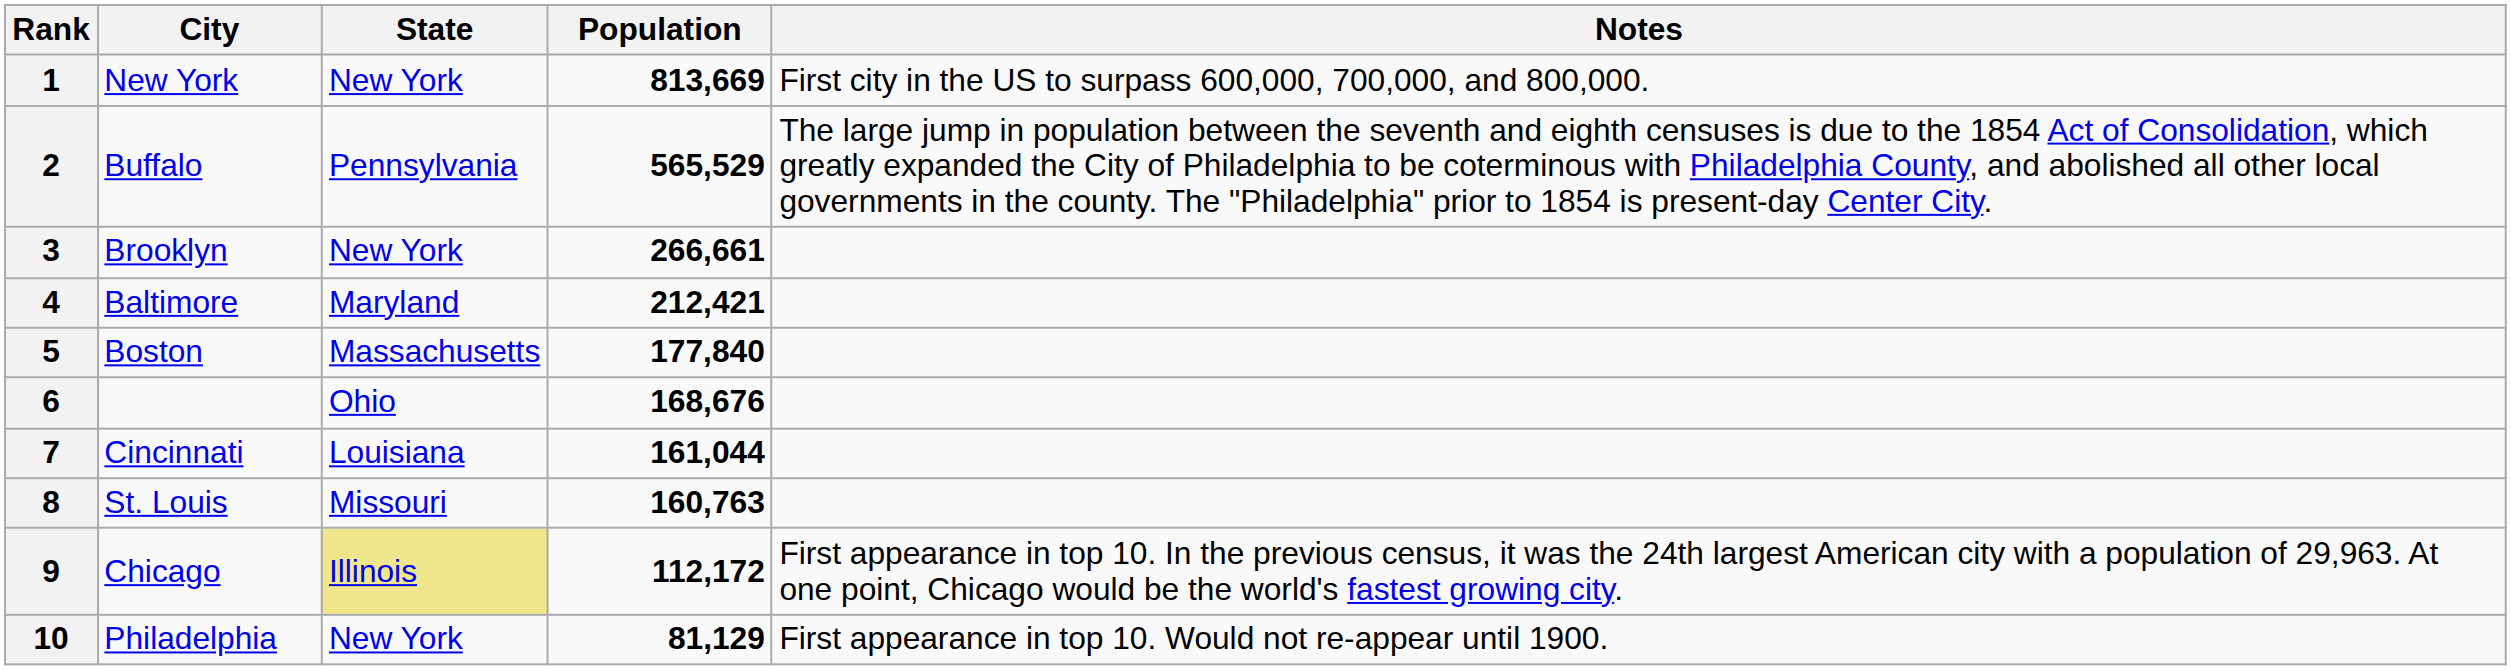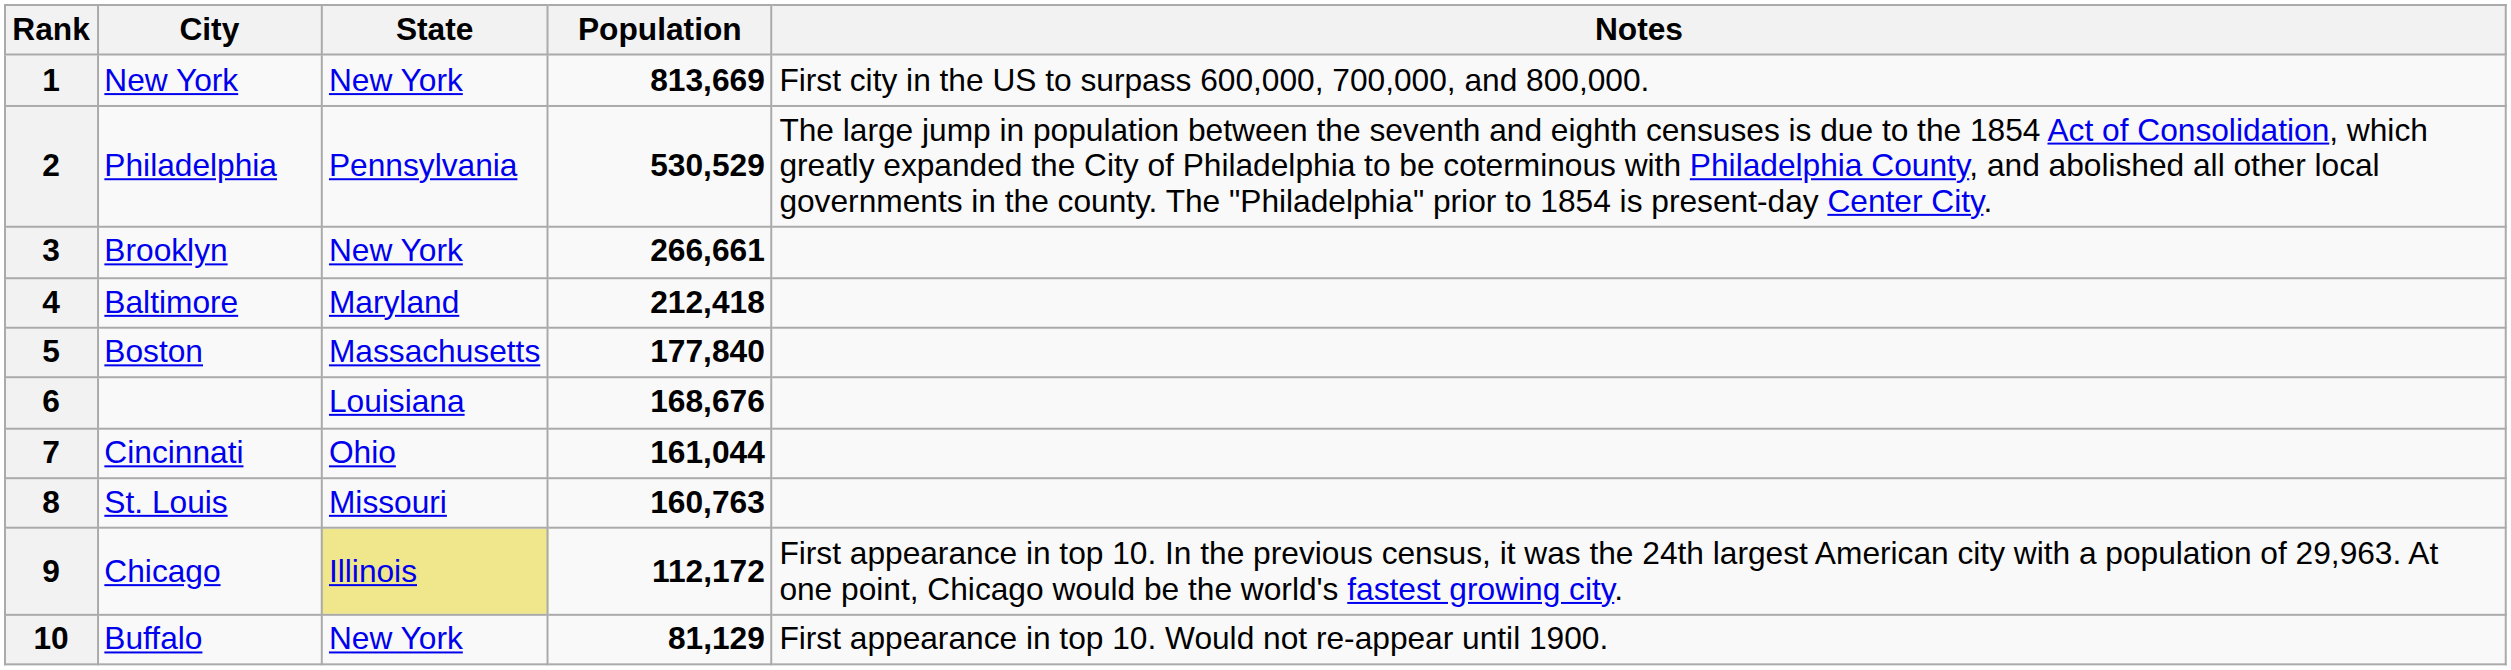(153, 165) Buffalo -> (191, 165) Philadelphia
(708, 165) 565,529 -> (708, 165) 530,529
(708, 301) 212,421 -> (708, 301) 212,418
(362, 402) Ohio -> (397, 402) Louisiana
(397, 452) Louisiana -> (362, 452) Ohio
(191, 638) Philadelphia -> (153, 638) Buffalo
